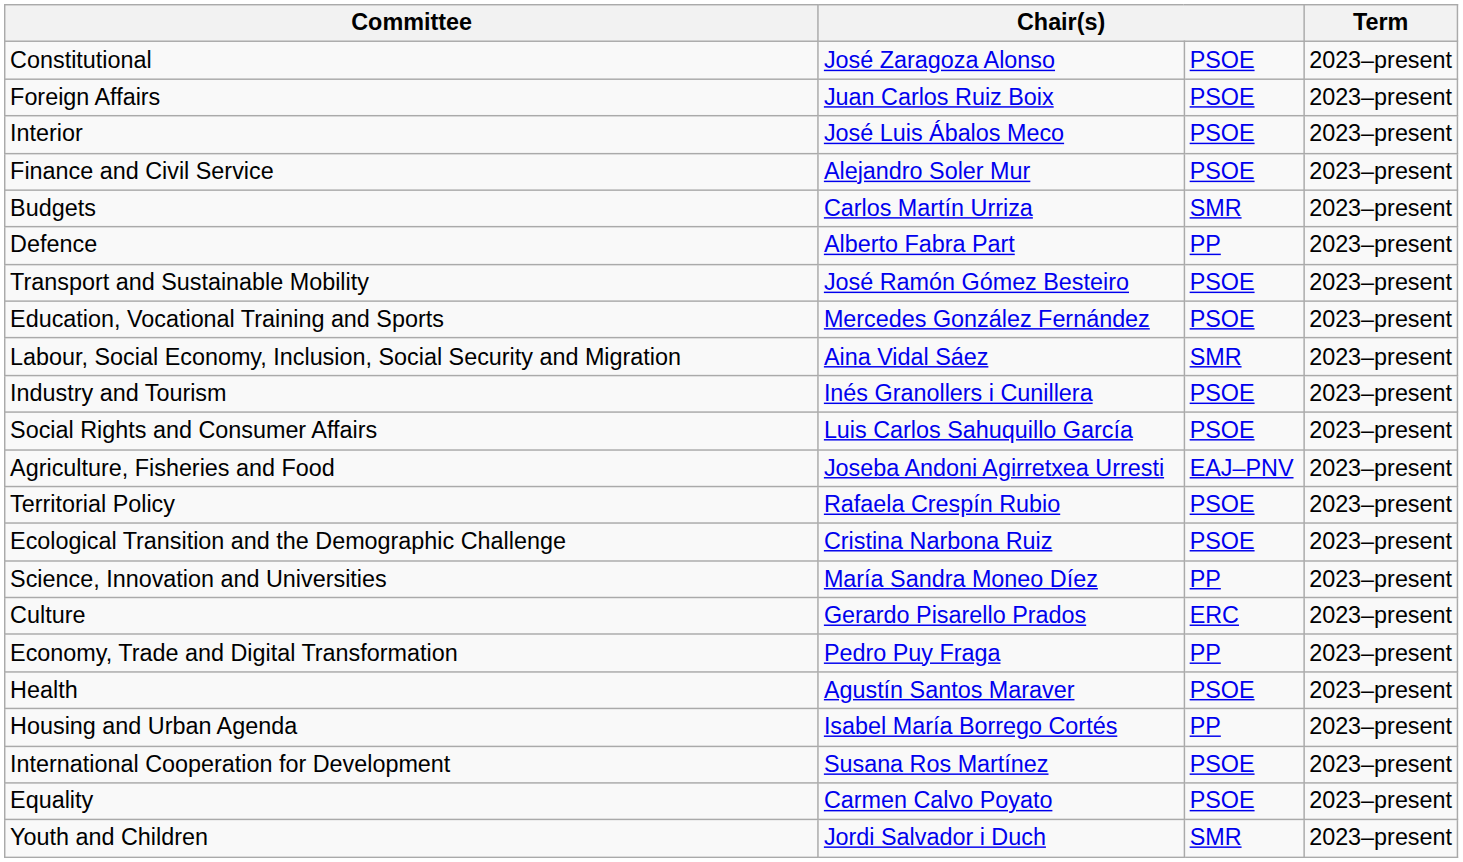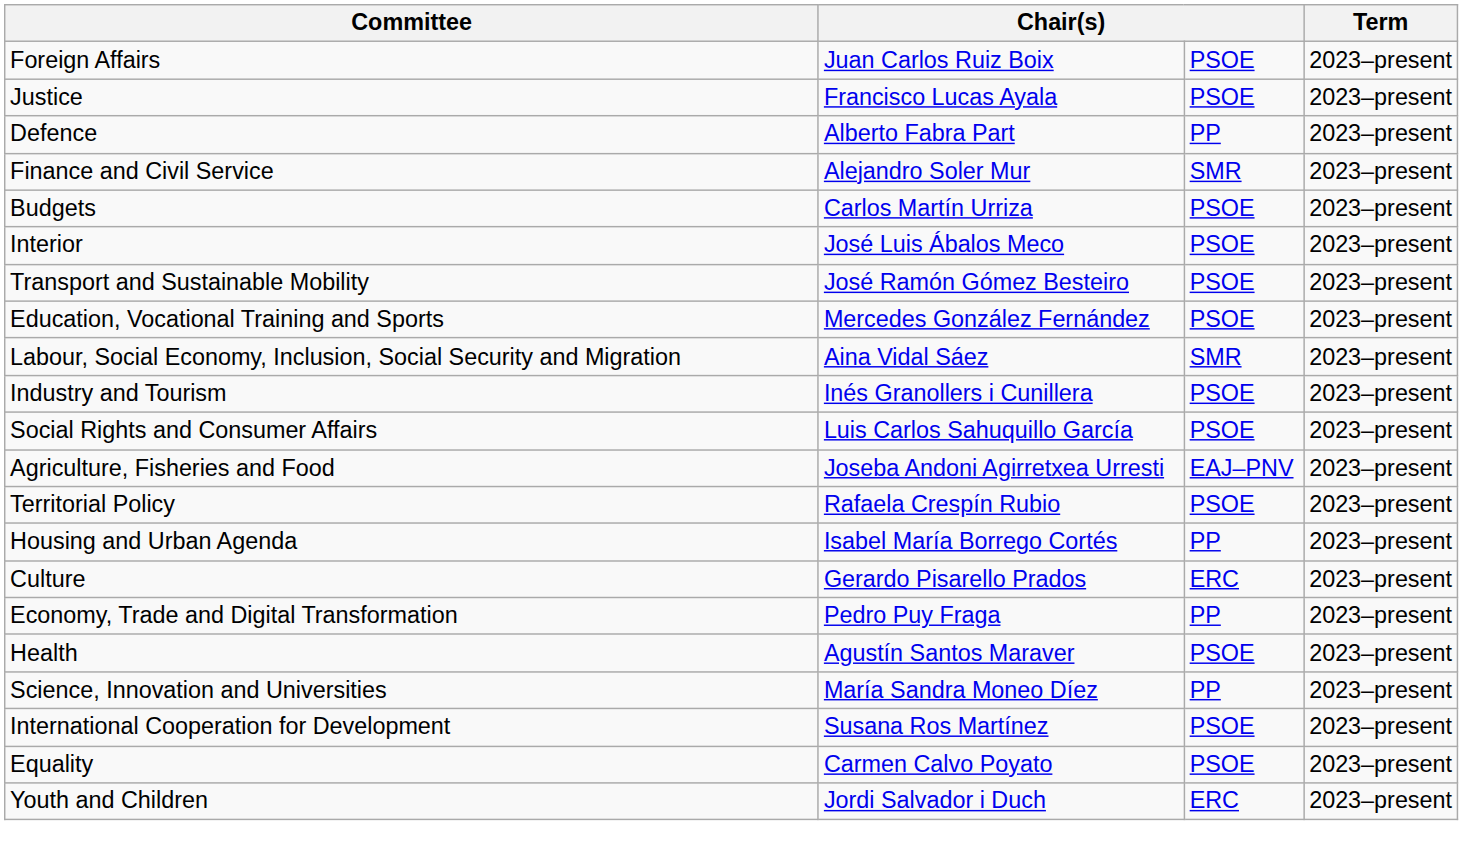- row: (81, 60)
+ row: (46, 97)
rows swapped: (54, 245) <-> (46, 134)
(1222, 171) PSOE -> (1216, 171) SMR
(1216, 208) SMR -> (1222, 208) PSOE
- row: (288, 541)
rows swapped: (154, 726) <-> (198, 578)
(1216, 838) SMR -> (1214, 801) ERC
